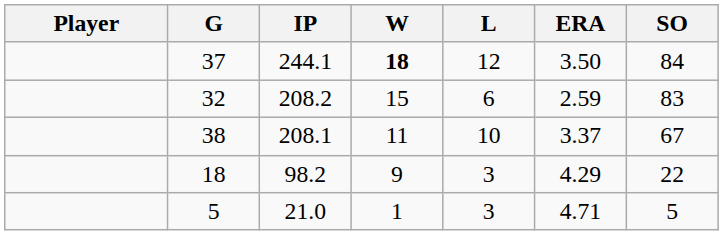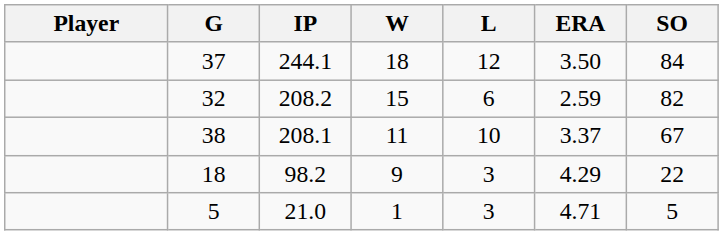(397, 60) bold -> (397, 60) normal
(672, 98) 83 -> (672, 98) 82
